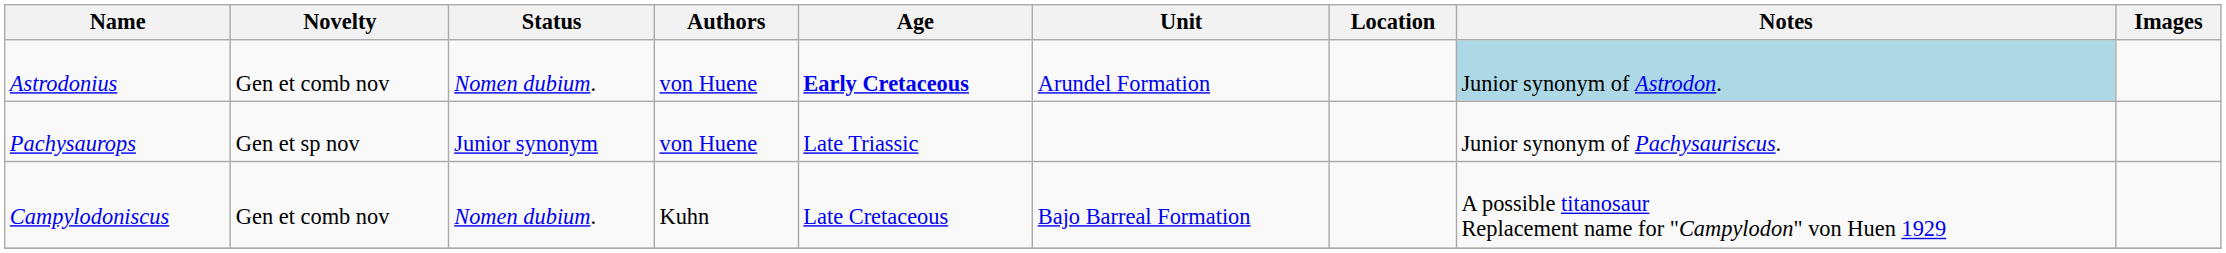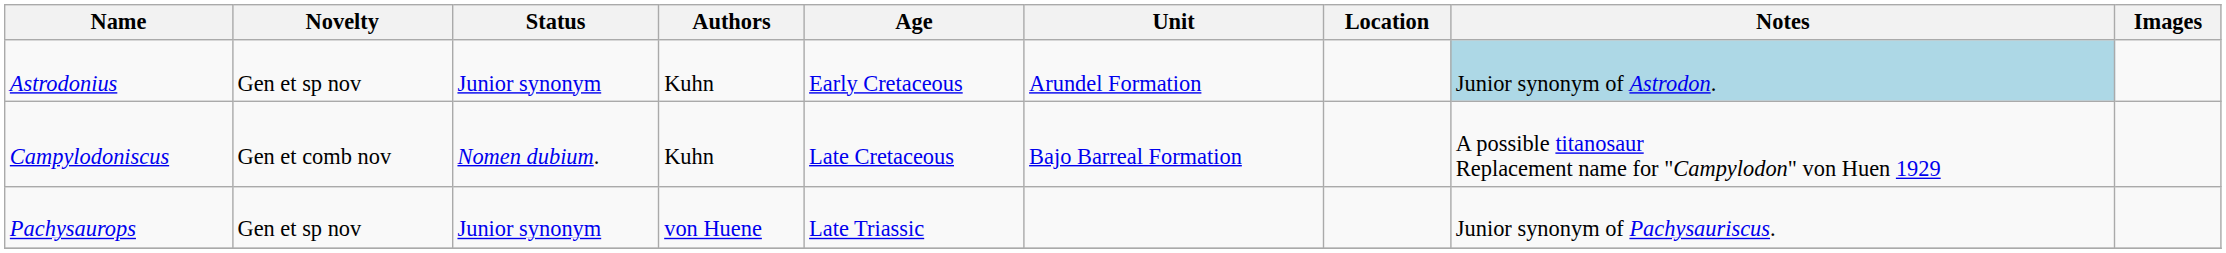(313, 82) Gen et comb nov -> (299, 82) Gen et sp nov
(525, 82) Nomen dubium. -> (529, 82) Junior synonym
(708, 82) von Huene -> (689, 82) Kuhn
(886, 82) bold -> (886, 82) normal
rows swapped: (90, 217) <-> (73, 143)
